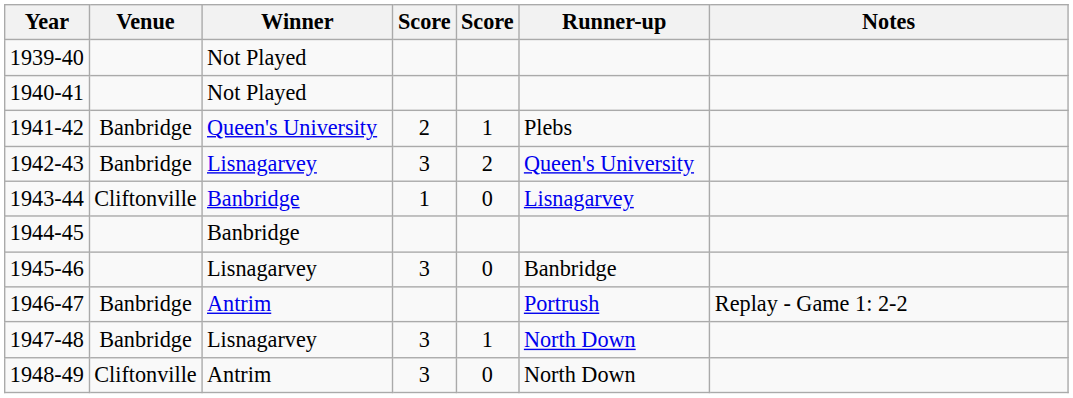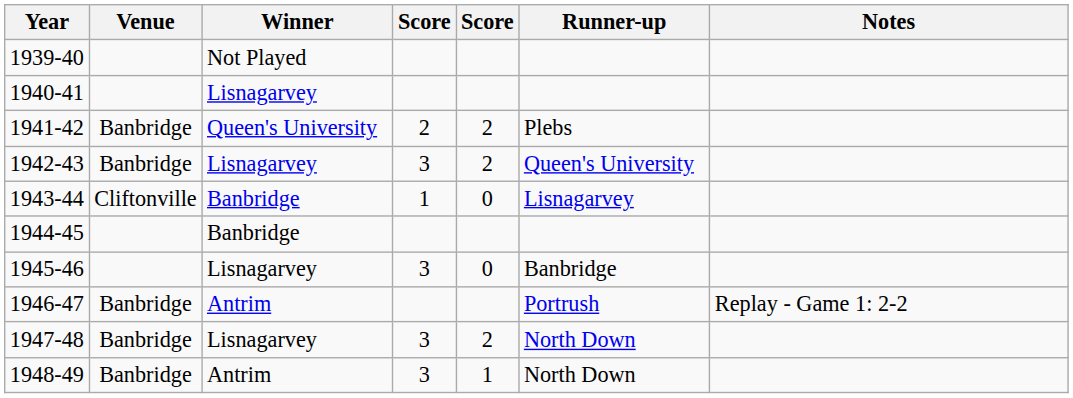(257, 92) Not Played -> (262, 92) Lisnagarvey
(487, 127) 1 -> (487, 127) 2
(487, 339) 1 -> (487, 339) 2
(145, 374) Cliftonville -> (145, 374) Banbridge
(487, 374) 0 -> (487, 374) 1
